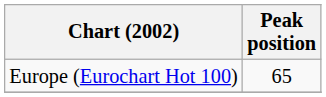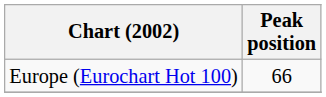(282, 75) 65 -> (282, 75) 66
